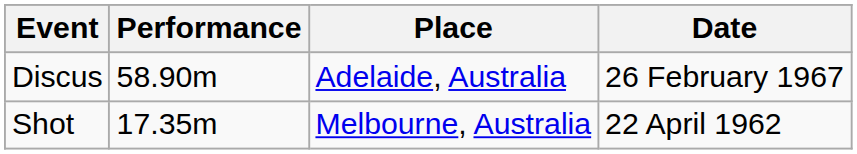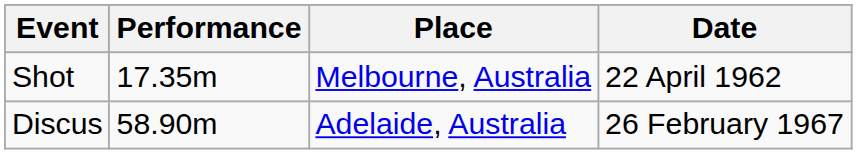rows swapped: (43, 124) <-> (57, 76)
